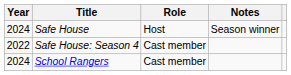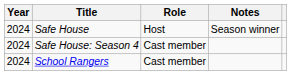(18, 45) 2022 -> (18, 45) 2024
